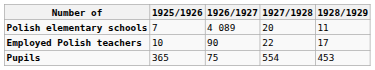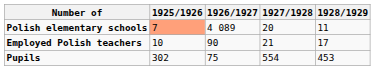(155, 27) no background -> (155, 27) lightsalmon background
(268, 42) 22 -> (268, 42) 21
(160, 58) 365 -> (160, 58) 302
